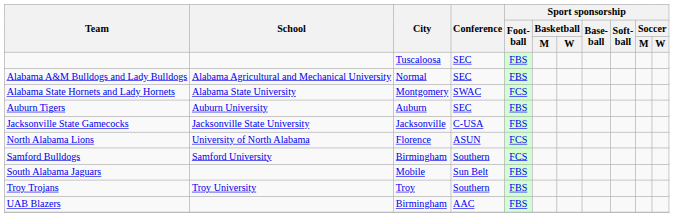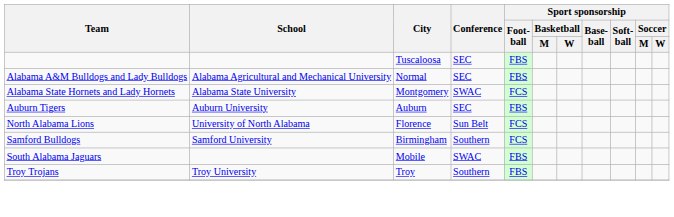- row: (68, 124)
(467, 140) ASUN -> (471, 124) Sun Belt
(471, 172) Sun Belt -> (467, 156) SWAC
- row: (34, 204)
